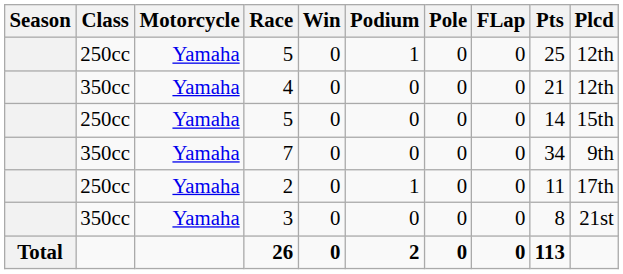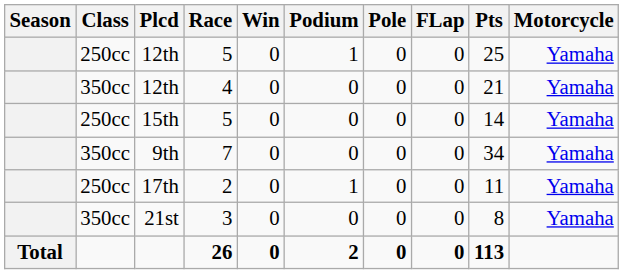columns swapped: (190, 20) <-> (594, 20)
